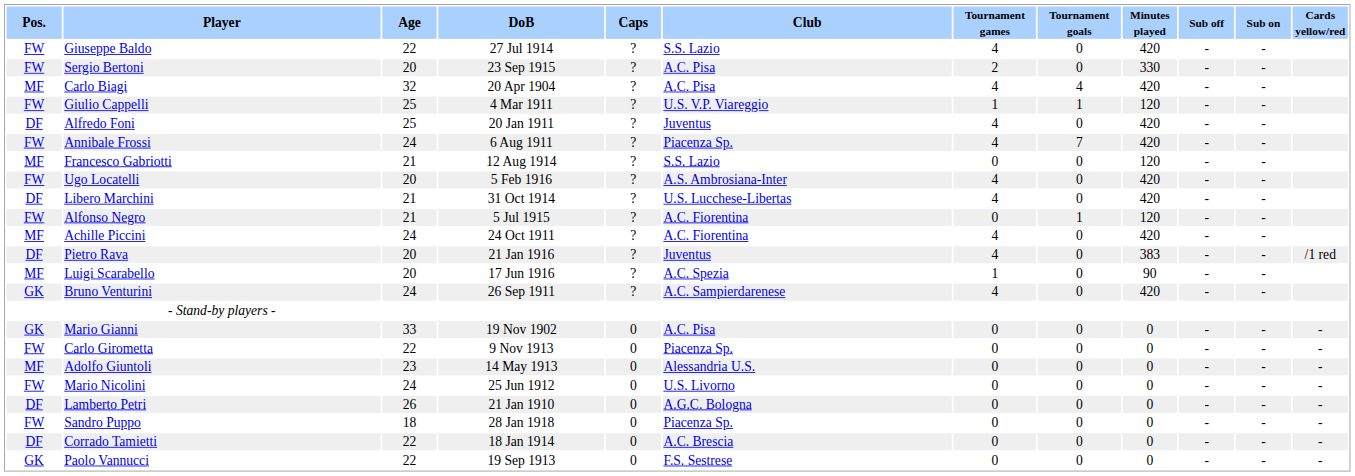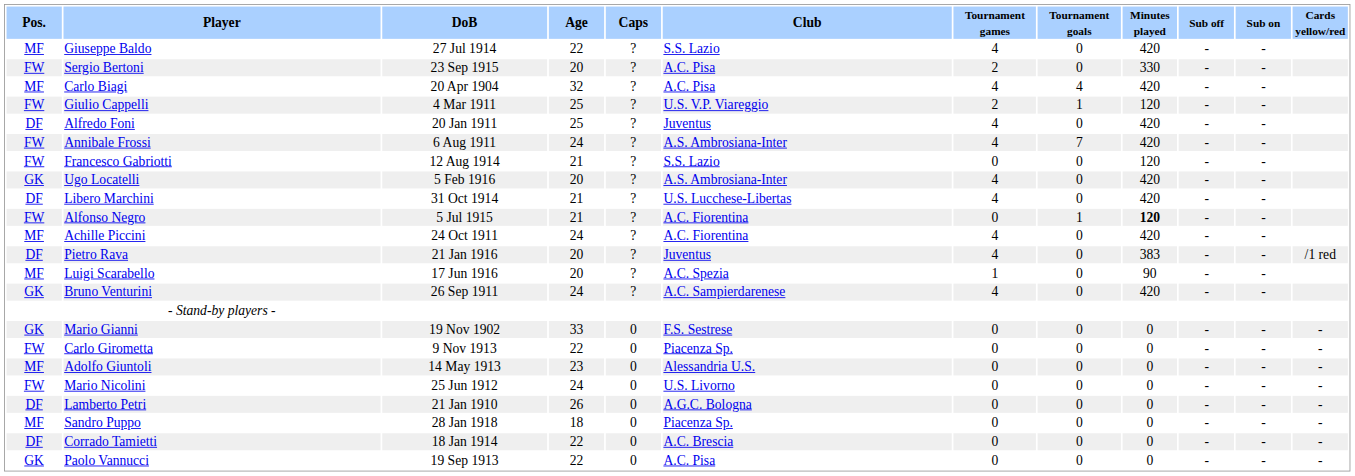columns swapped: (521, 22) <-> (409, 22)
(34, 49) FW -> (34, 49) MF
(995, 105) 1 -> (995, 105) 2
(698, 142) Piacenza Sp. -> (725, 142) A.S. Ambrosiana-Inter
(34, 161) MF -> (34, 161) FW
(34, 180) FW -> (34, 180) GK
(1150, 217) normal -> (1150, 217) bold
(689, 329) A.C. Pisa -> (698, 329) F.S. Sestrese
(34, 423) FW -> (34, 423) MF
(698, 460) F.S. Sestrese -> (689, 460) A.C. Pisa
